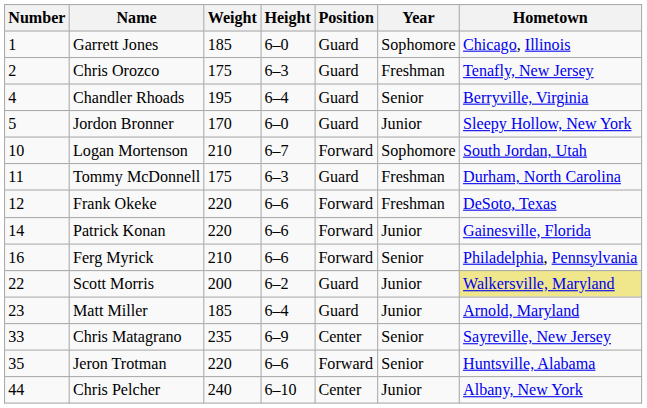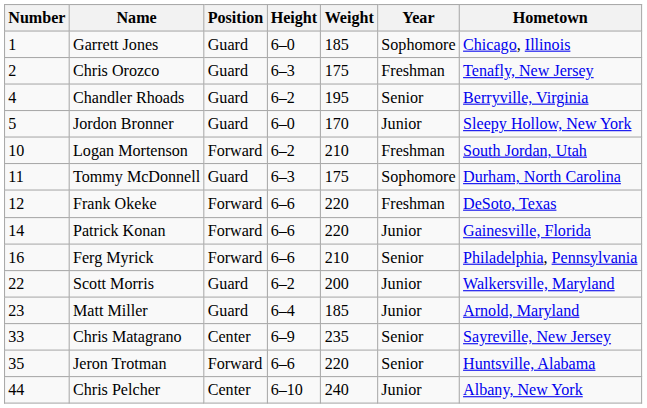columns swapped: (346, 17) <-> (232, 17)
(276, 97) 6–4 -> (283, 97) 6–2
(276, 150) 6–7 -> (283, 150) 6–2
(418, 150) Sophomore -> (413, 150) Freshman
(413, 177) Freshman -> (418, 177) Sophomore
(539, 283) khaki background -> (539, 283) no background
